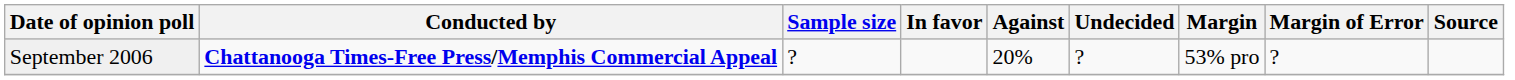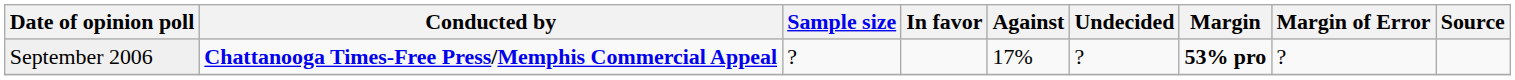(1013, 56) 20% -> (1013, 56) 17%
(1222, 56) normal -> (1225, 56) bold
